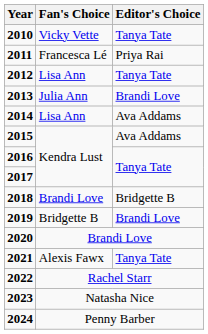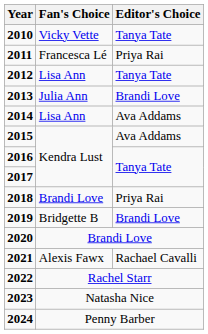(145, 197) Bridgette B -> (140, 197) Priya Rai
(143, 258) Tanya Tate -> (156, 258) Rachael Cavalli
